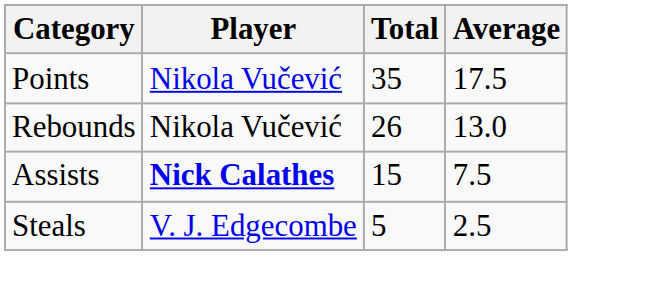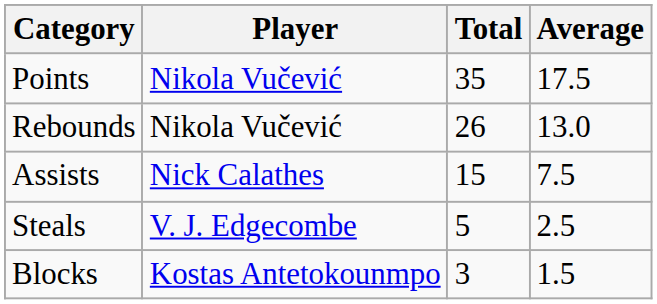(242, 175) bold -> (237, 175) normal
+ row: (55, 273)
